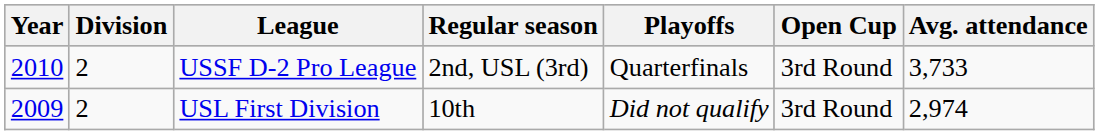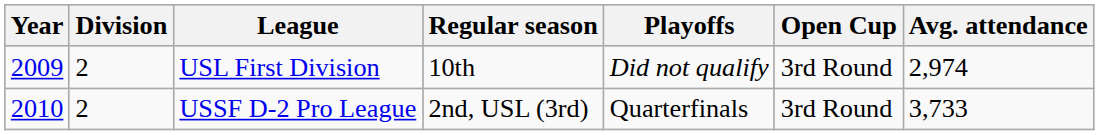rows swapped: (280, 108) <-> (298, 66)
